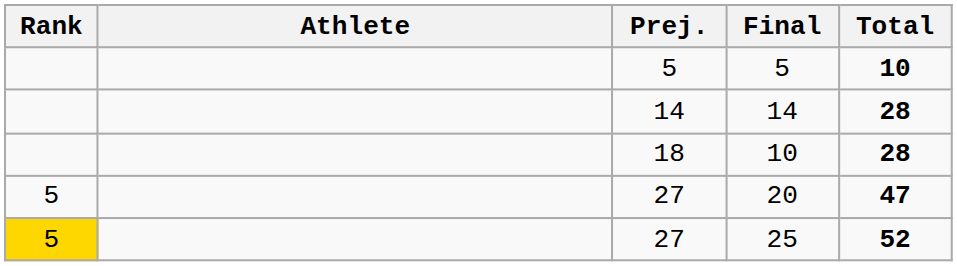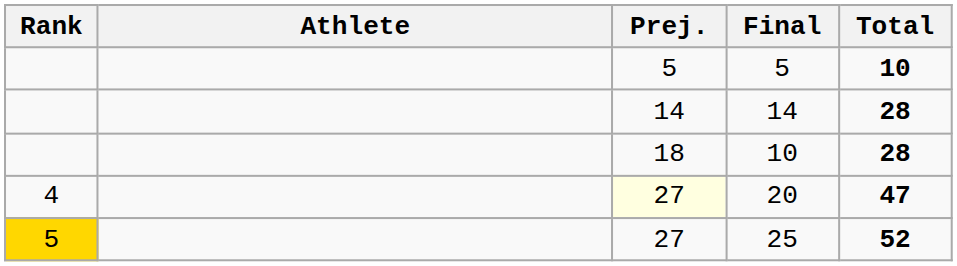(51, 197) 5 -> (51, 197) 4
(669, 197) no background -> (669, 197) lightyellow background
